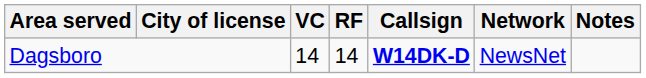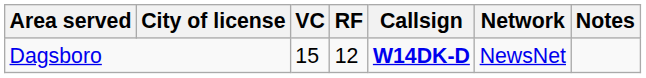(307, 55) 14 -> (307, 55) 15
(347, 55) 14 -> (347, 55) 12
